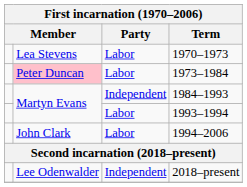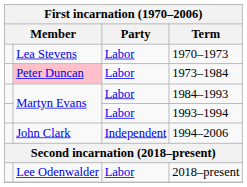(136, 93) Independent -> (120, 93) Labor
(120, 133) Labor -> (136, 133) Independent
(136, 172) Independent -> (120, 172) Labor
